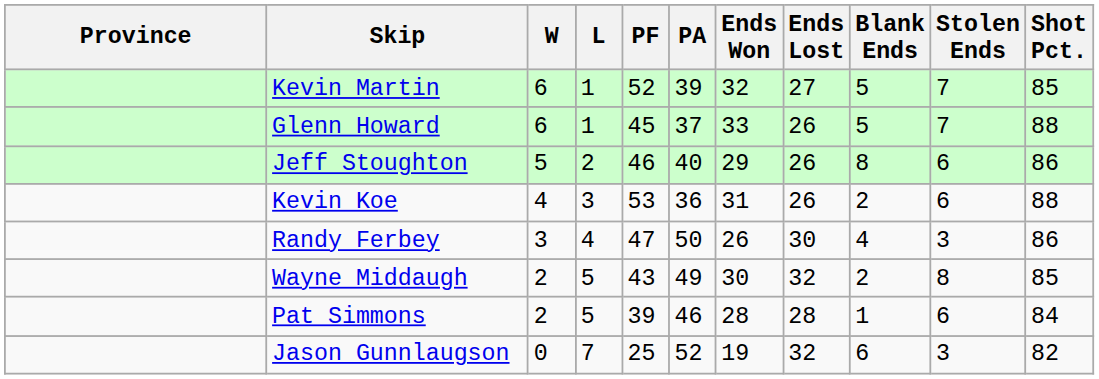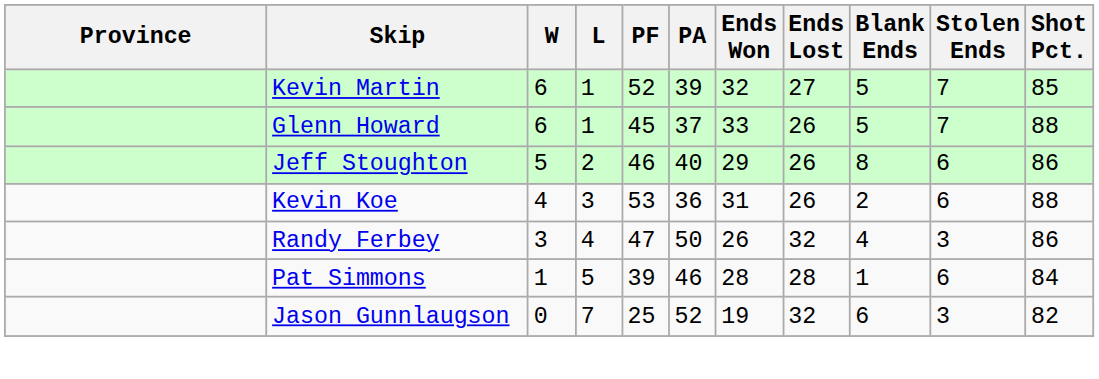(802, 240) 30 -> (802, 240) 32
- row: (370, 278)
(541, 316) 2 -> (541, 278) 1
